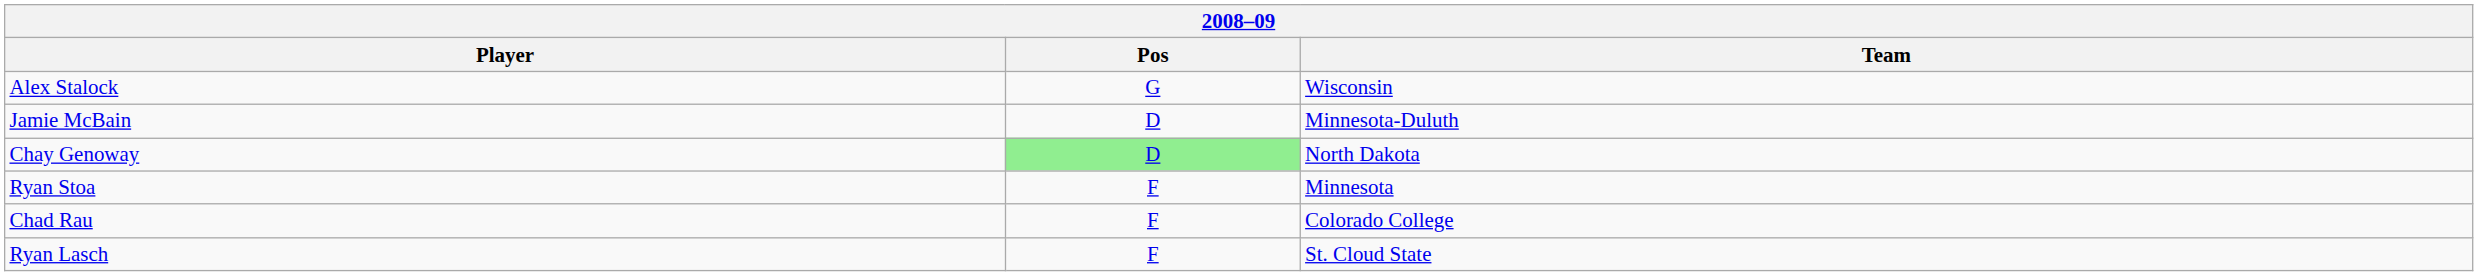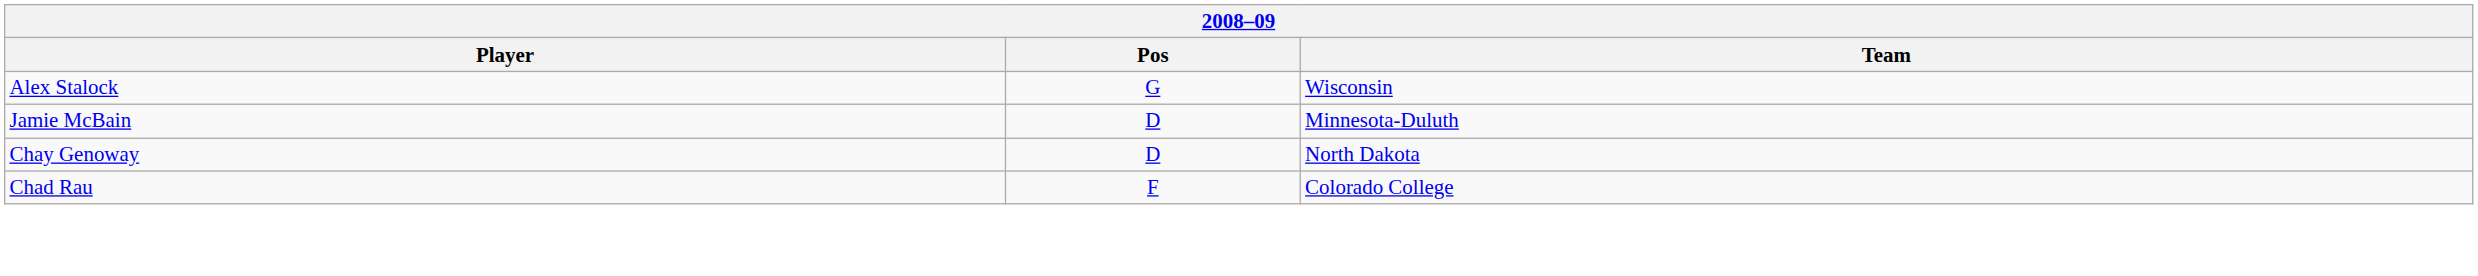(1153, 154) lightgreen background -> (1153, 154) no background
- row: (52, 187)
- row: (59, 253)
